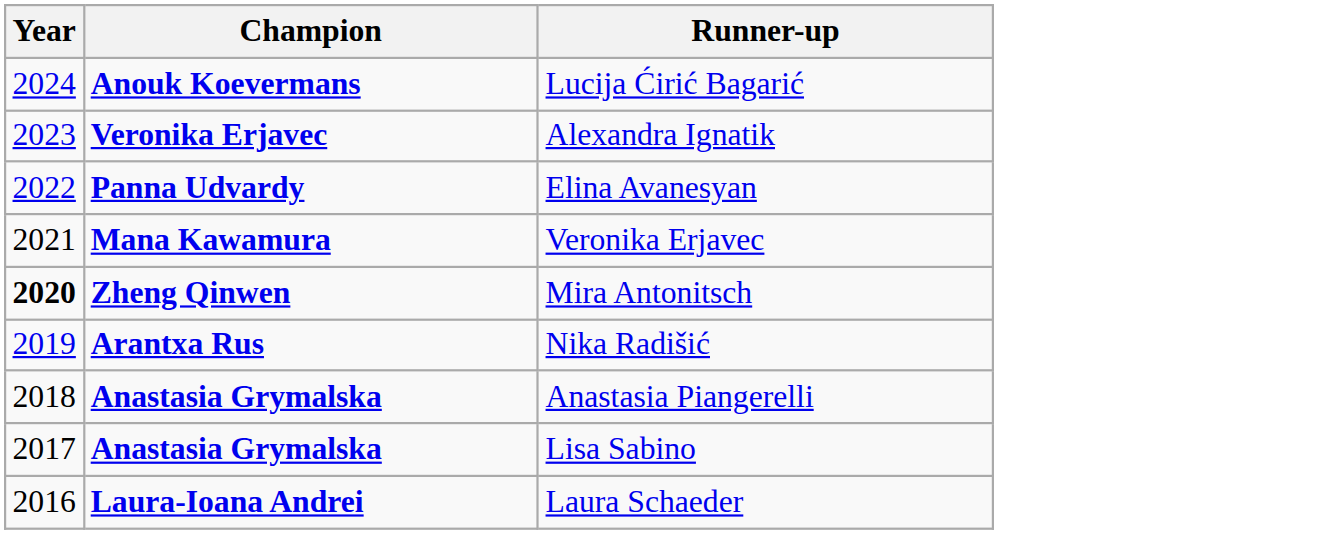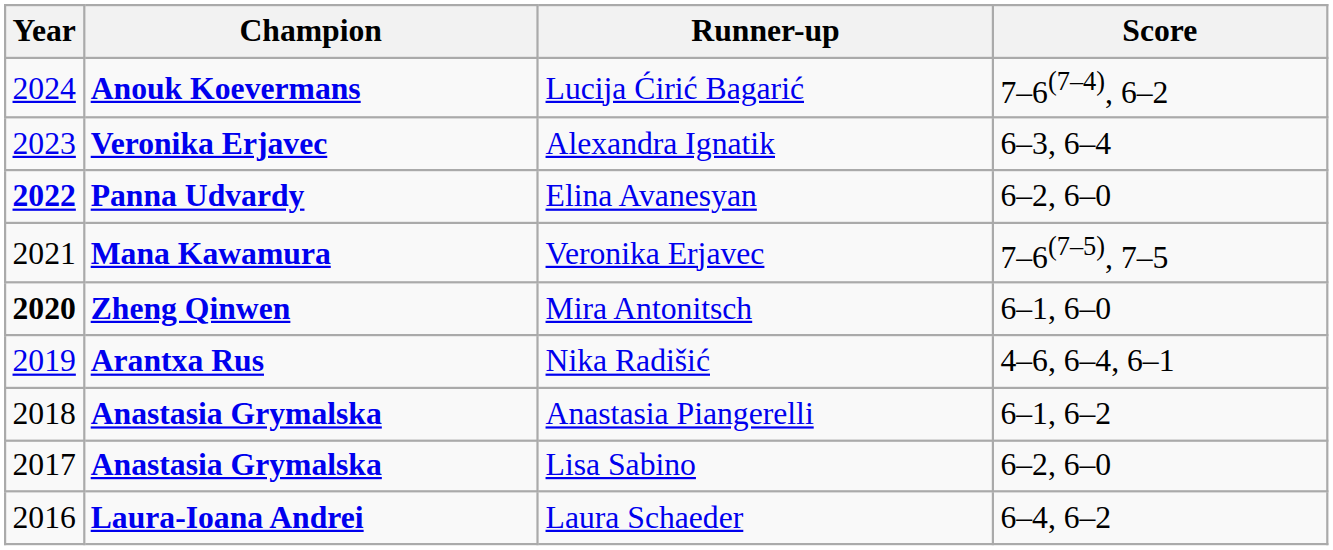+ column: (1160, 31)
(44, 187) normal -> (44, 196) bold
